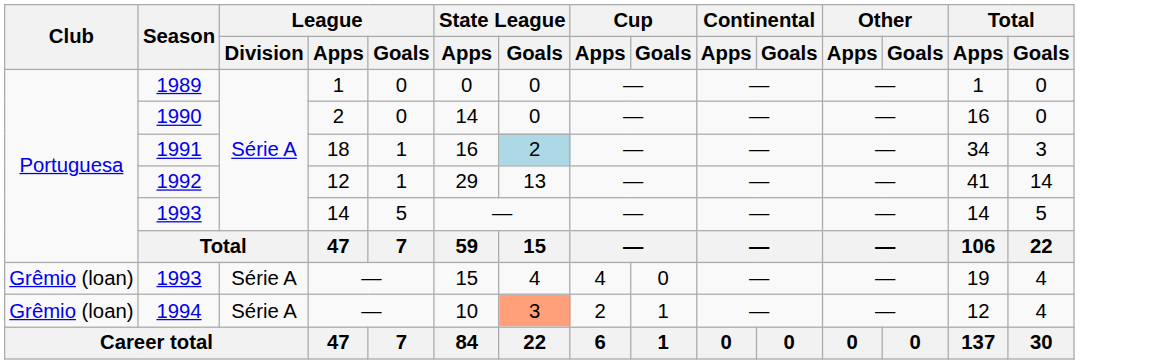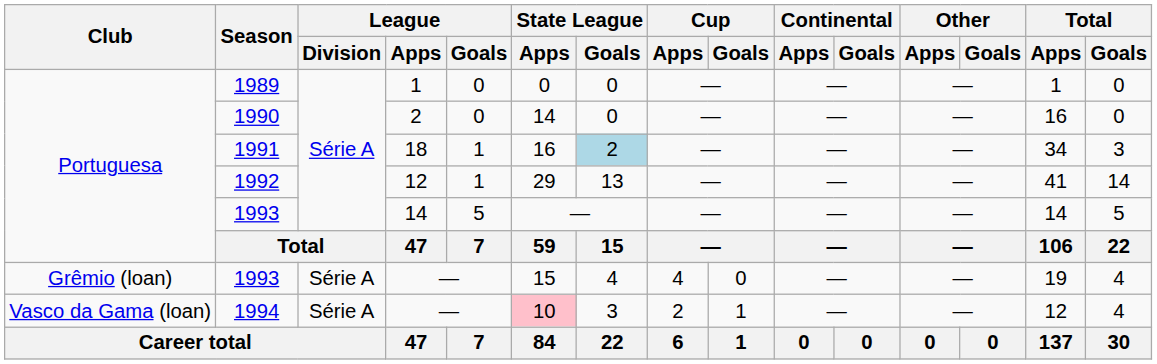(71, 310) Grêmio (loan) -> (110, 310) Vasco da Gama (loan)
(467, 310) no background -> (544, 310) pink background
(535, 310) lightsalmon background -> (612, 310) no background
